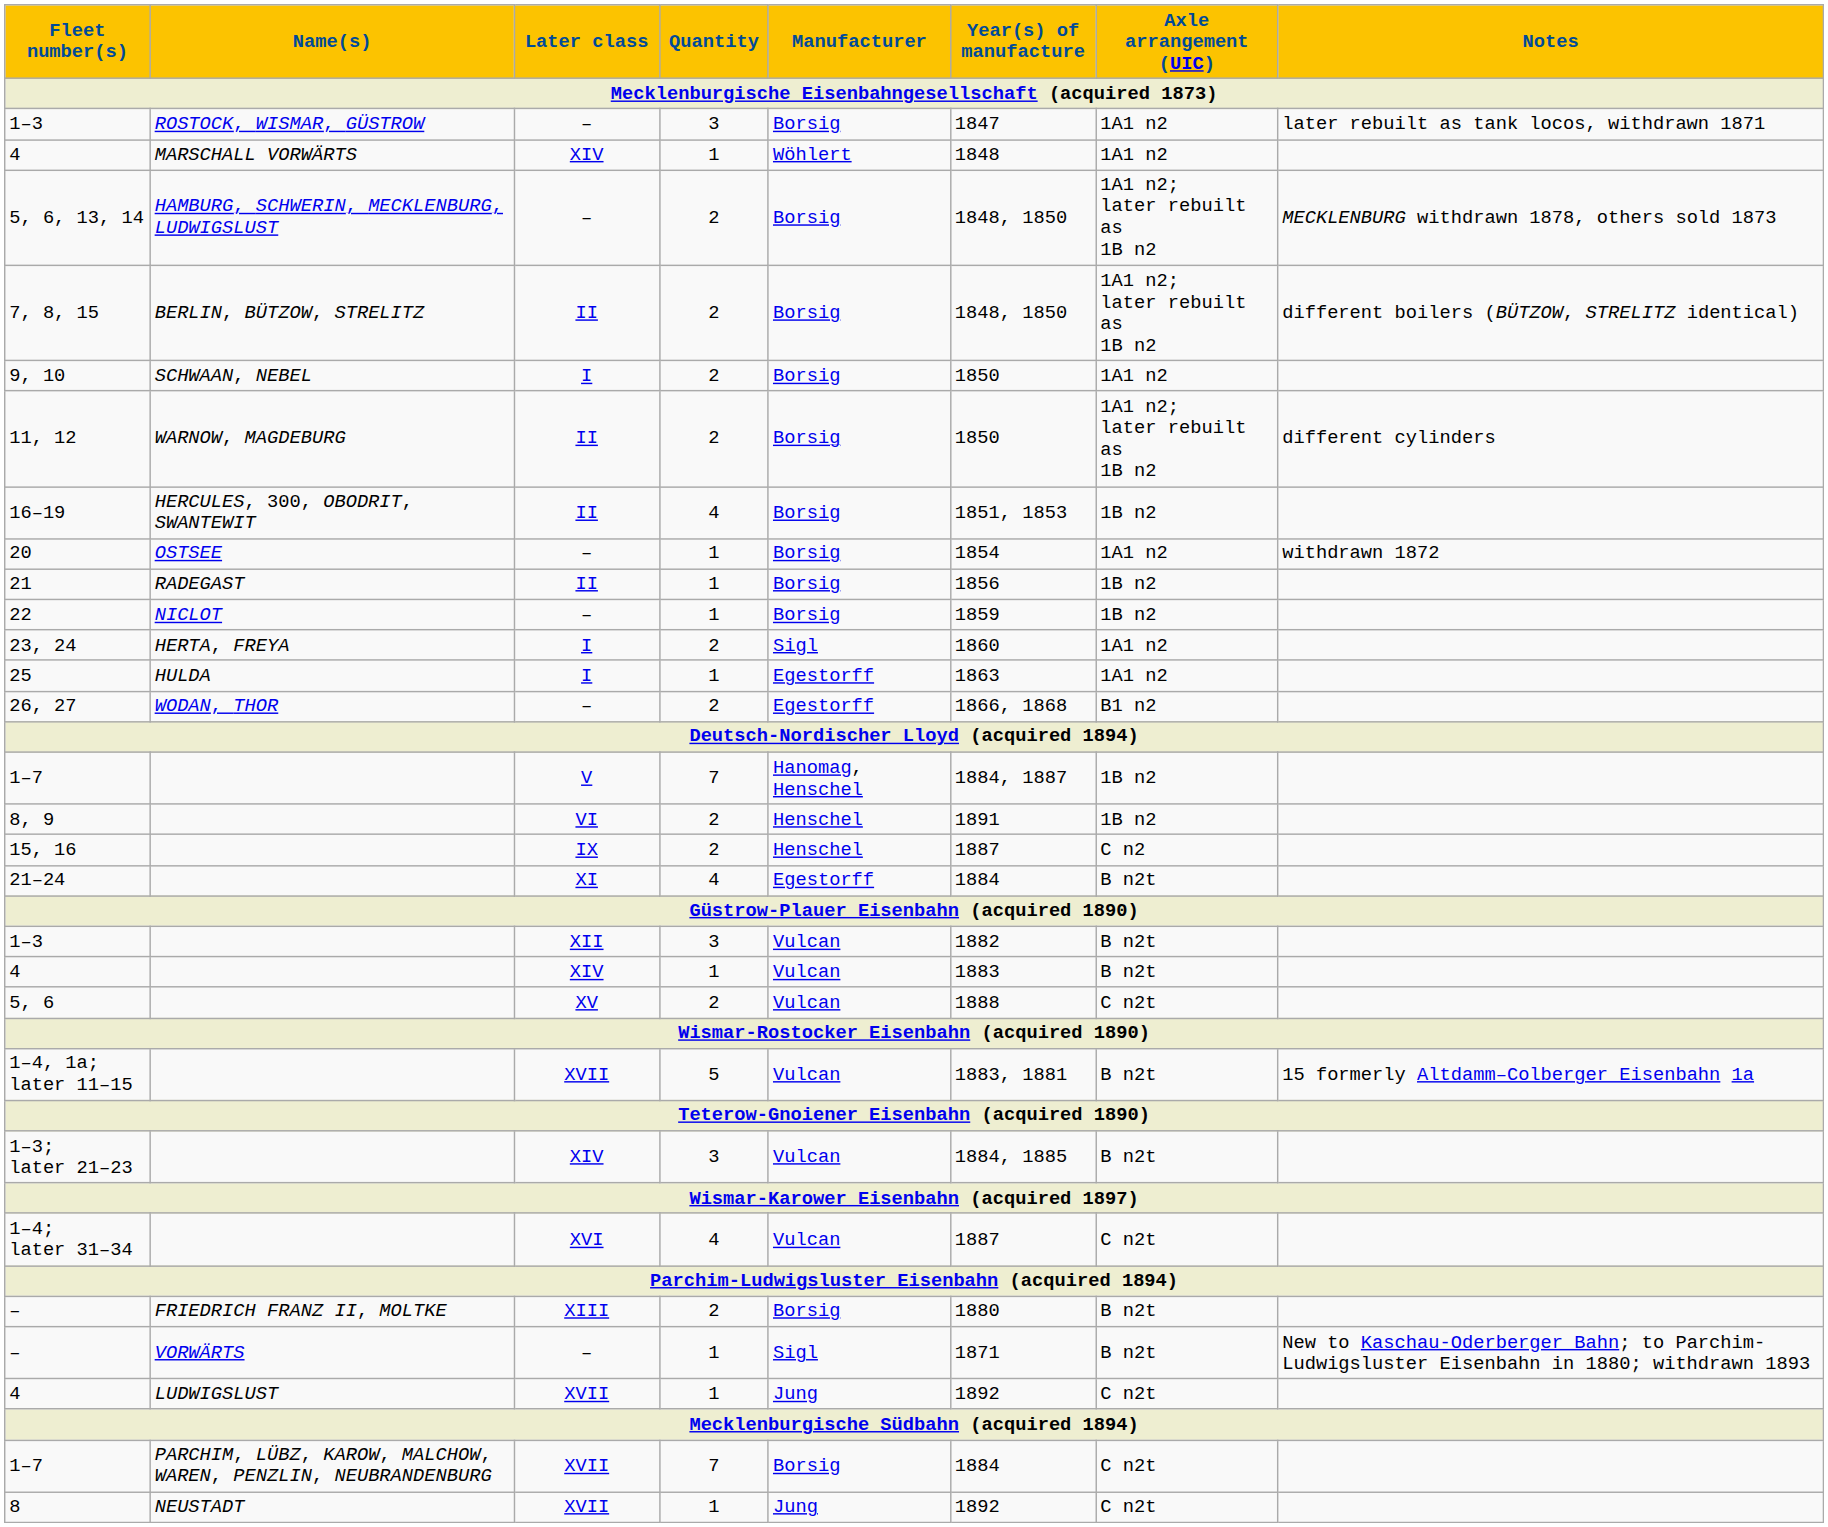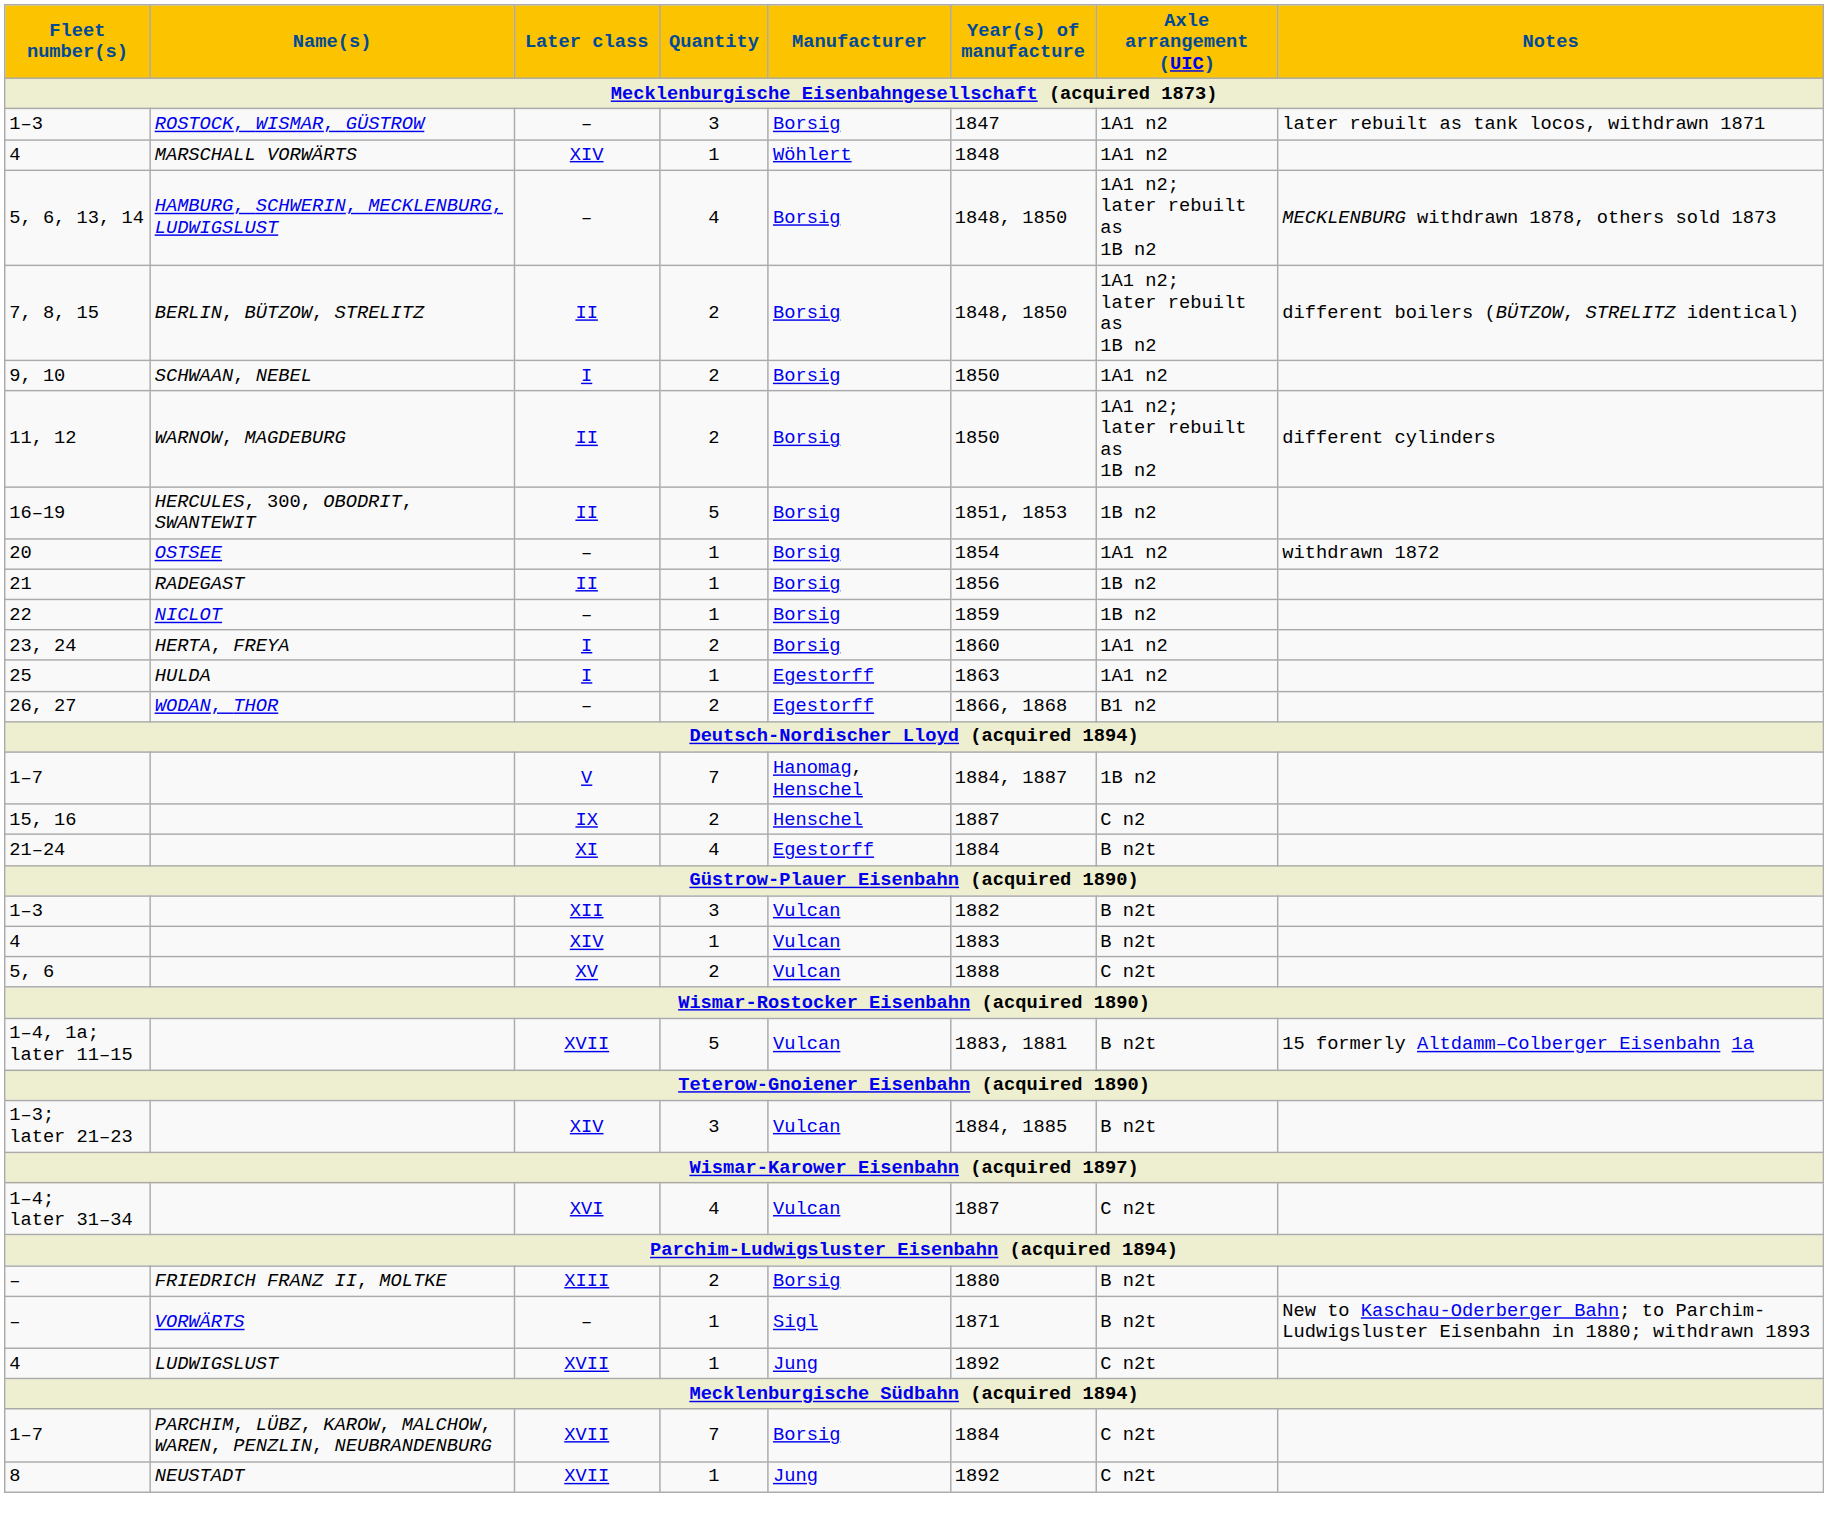(714, 218) 2 -> (714, 218) 4
(714, 512) 4 -> (714, 512) 5
(795, 645) Sigl -> (807, 645) Borsig
- row: (32, 819)
